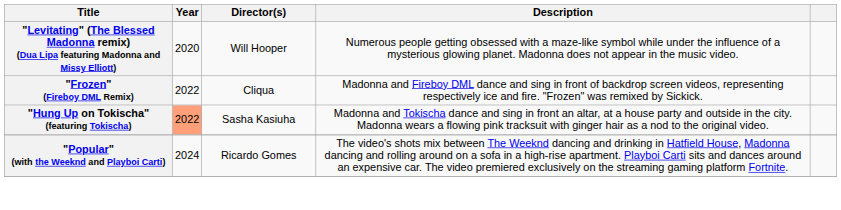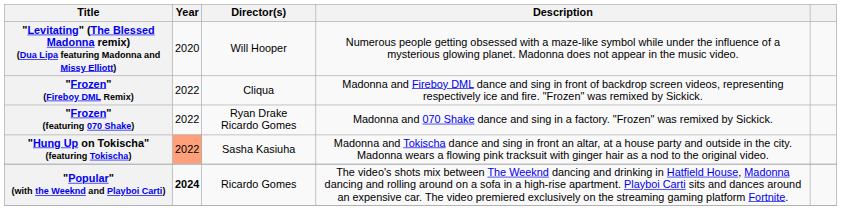+ row: (88, 119)
(187, 155) normal -> (187, 185) bold
